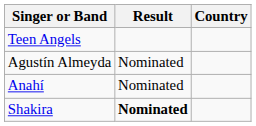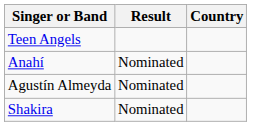rows swapped: (60, 62) <-> (26, 86)
(153, 109) bold -> (151, 109) normal
